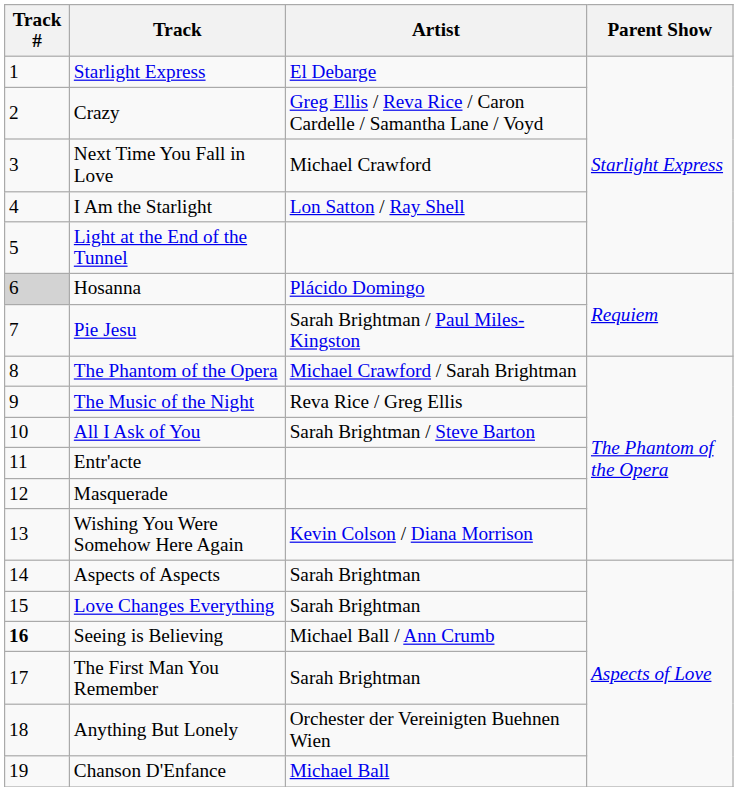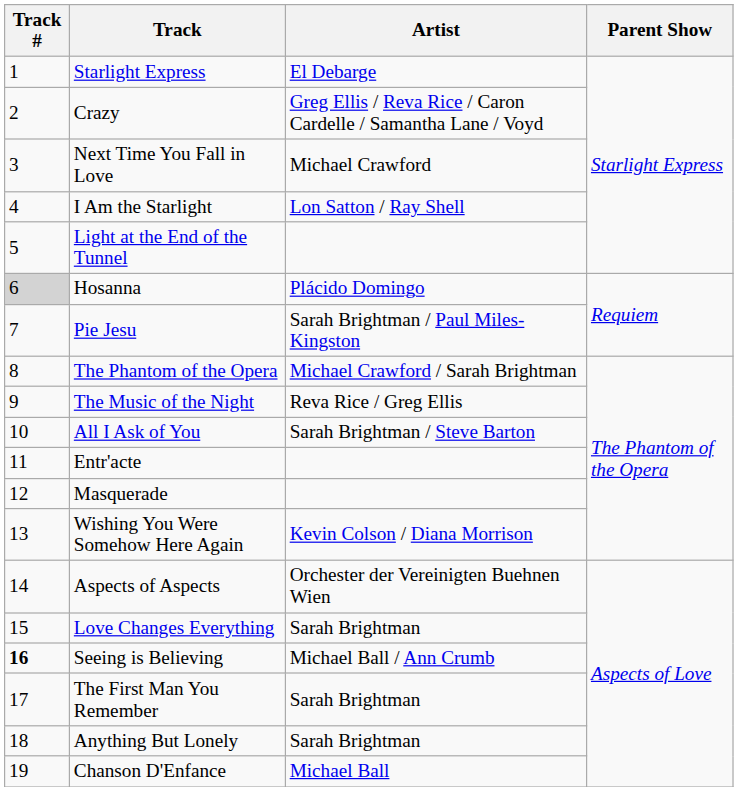(355, 575) Sarah Brightman -> (425, 586) Orchester der Vereinigten Buehnen Wien
(425, 729) Orchester der Vereinigten Buehnen Wien -> (355, 740) Sarah Brightman
